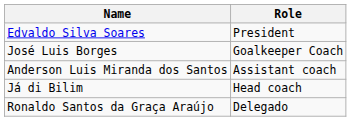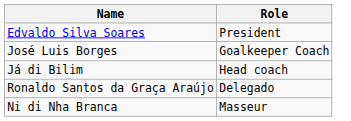- row: (117, 70)
+ row: (62, 107)
